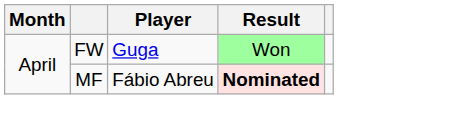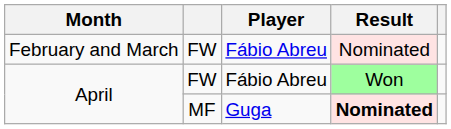+ row: (94, 50)
(135, 50) Guga -> (276, 79) Fábio Abreu
(163, 79) Fábio Abreu -> (248, 109) Guga
